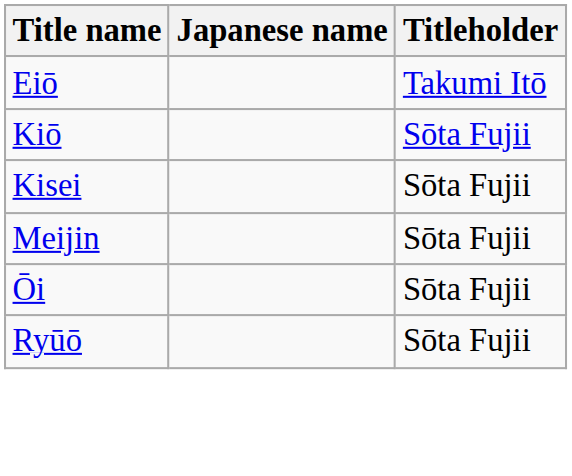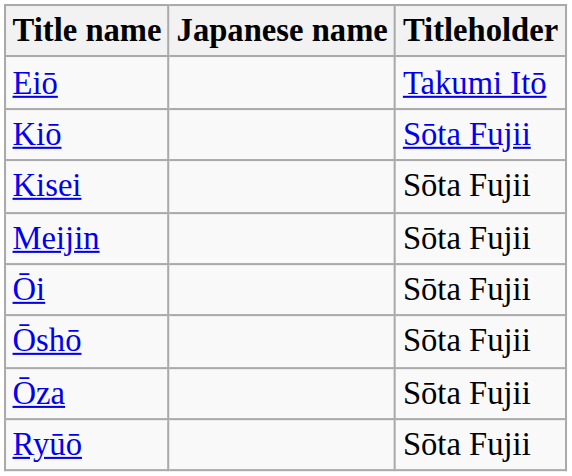+ row: (47, 340)
+ row: (39, 392)
